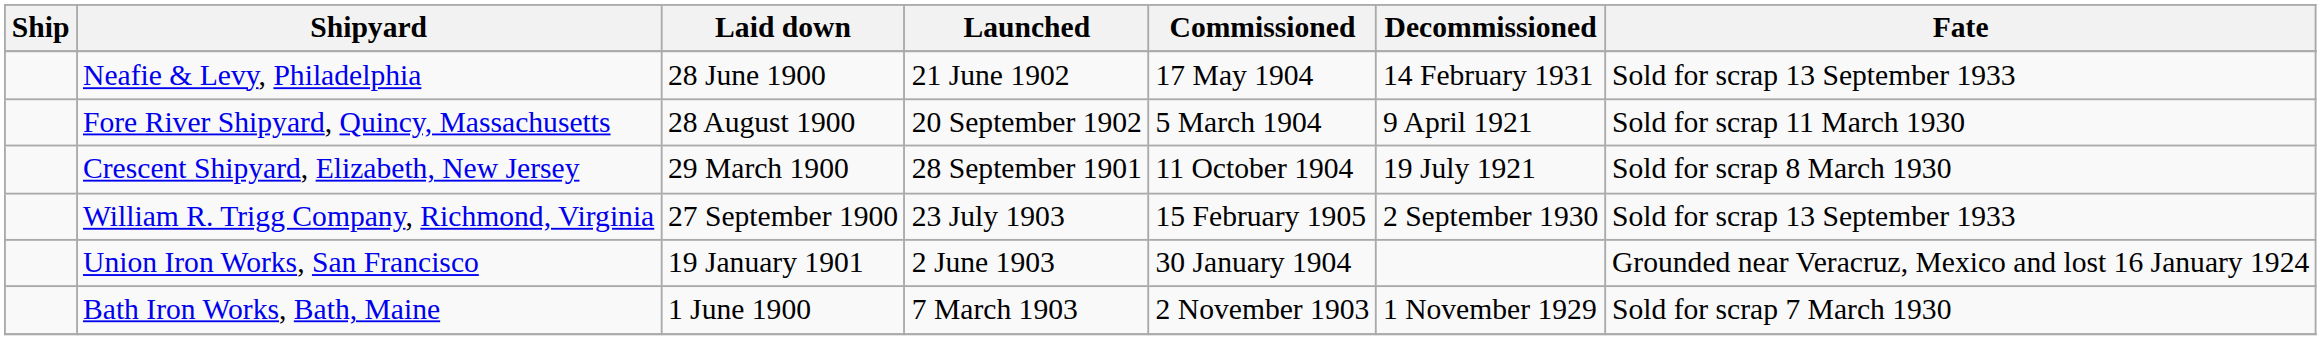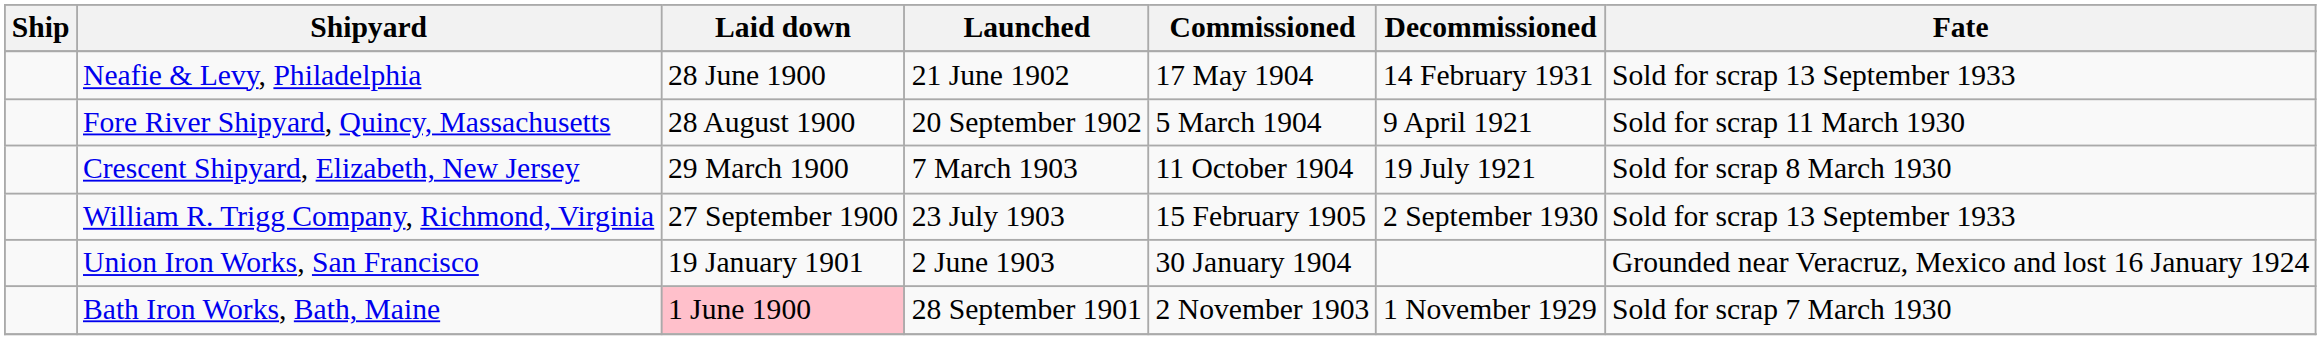(1027, 168) 28 September 1901 -> (995, 168) 7 March 1903
(739, 309) no background -> (739, 309) pink background
(995, 309) 7 March 1903 -> (1027, 309) 28 September 1901
